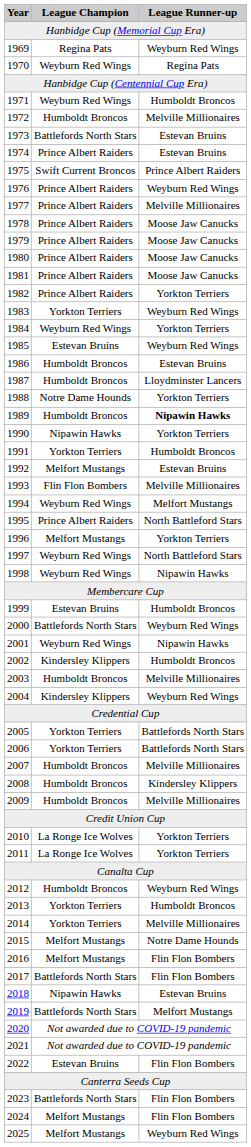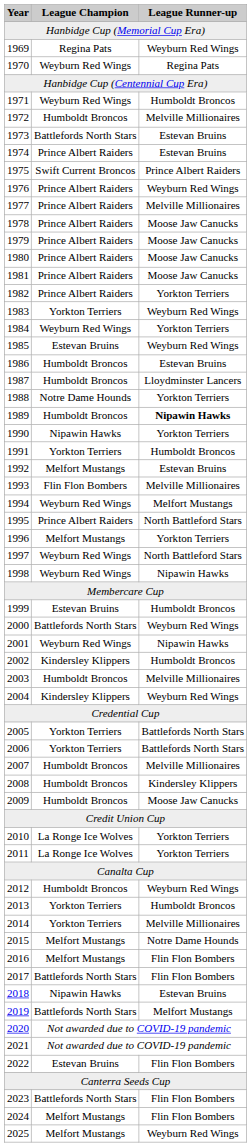(193, 801) Melville Millionaires -> (193, 801) Moose Jaw Canucks
